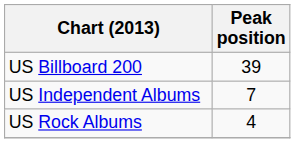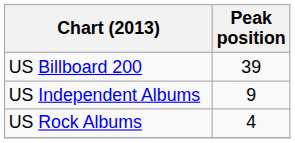(251, 94) 7 -> (251, 94) 9
